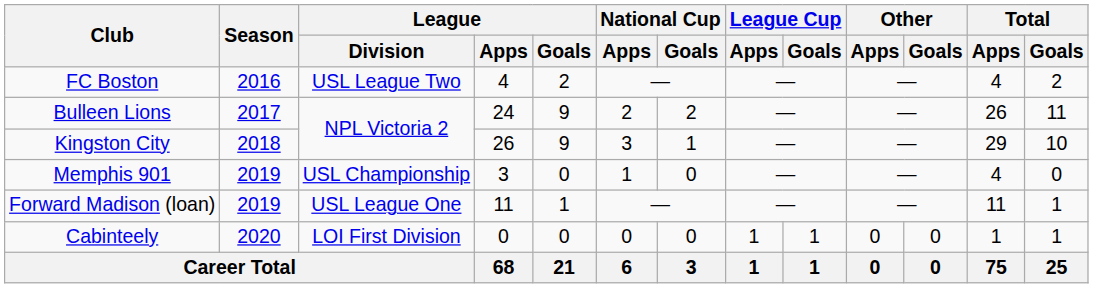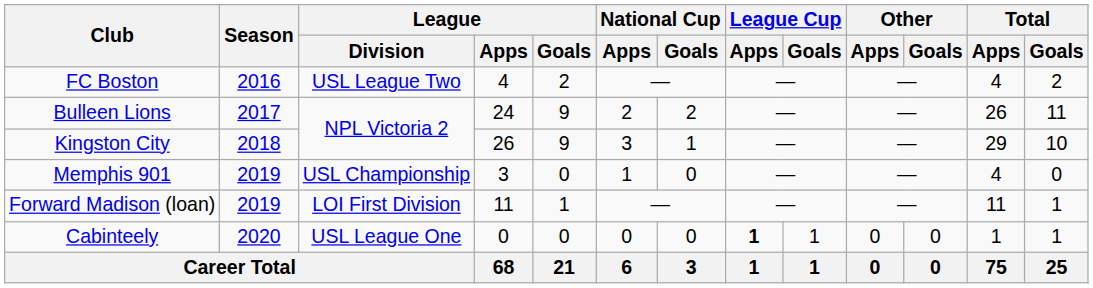(386, 205) USL League One -> (386, 205) LOI First Division
(386, 236) LOI First Division -> (386, 236) USL League One
(754, 236) normal -> (754, 236) bold
